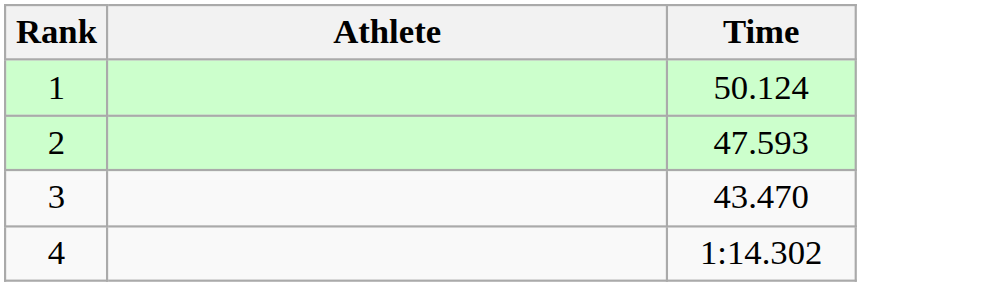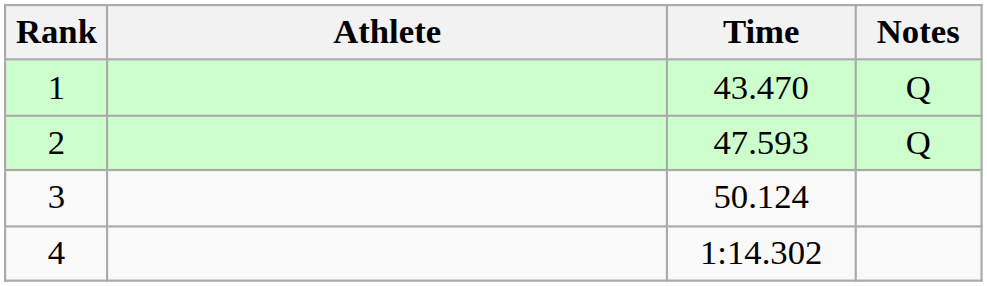+ column: (918, 32)
(761, 87) 50.124 -> (761, 87) 43.470
(761, 197) 43.470 -> (761, 197) 50.124
